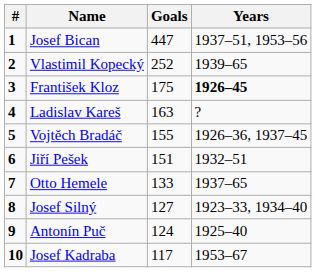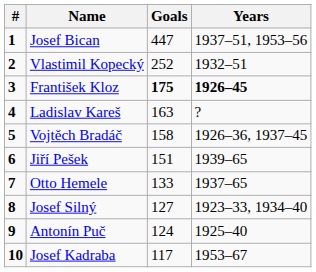(221, 64) 1939–65 -> (221, 64) 1932–51
(162, 87) normal -> (162, 87) bold
(162, 135) 155 -> (162, 135) 158
(221, 159) 1932–51 -> (221, 159) 1939–65
